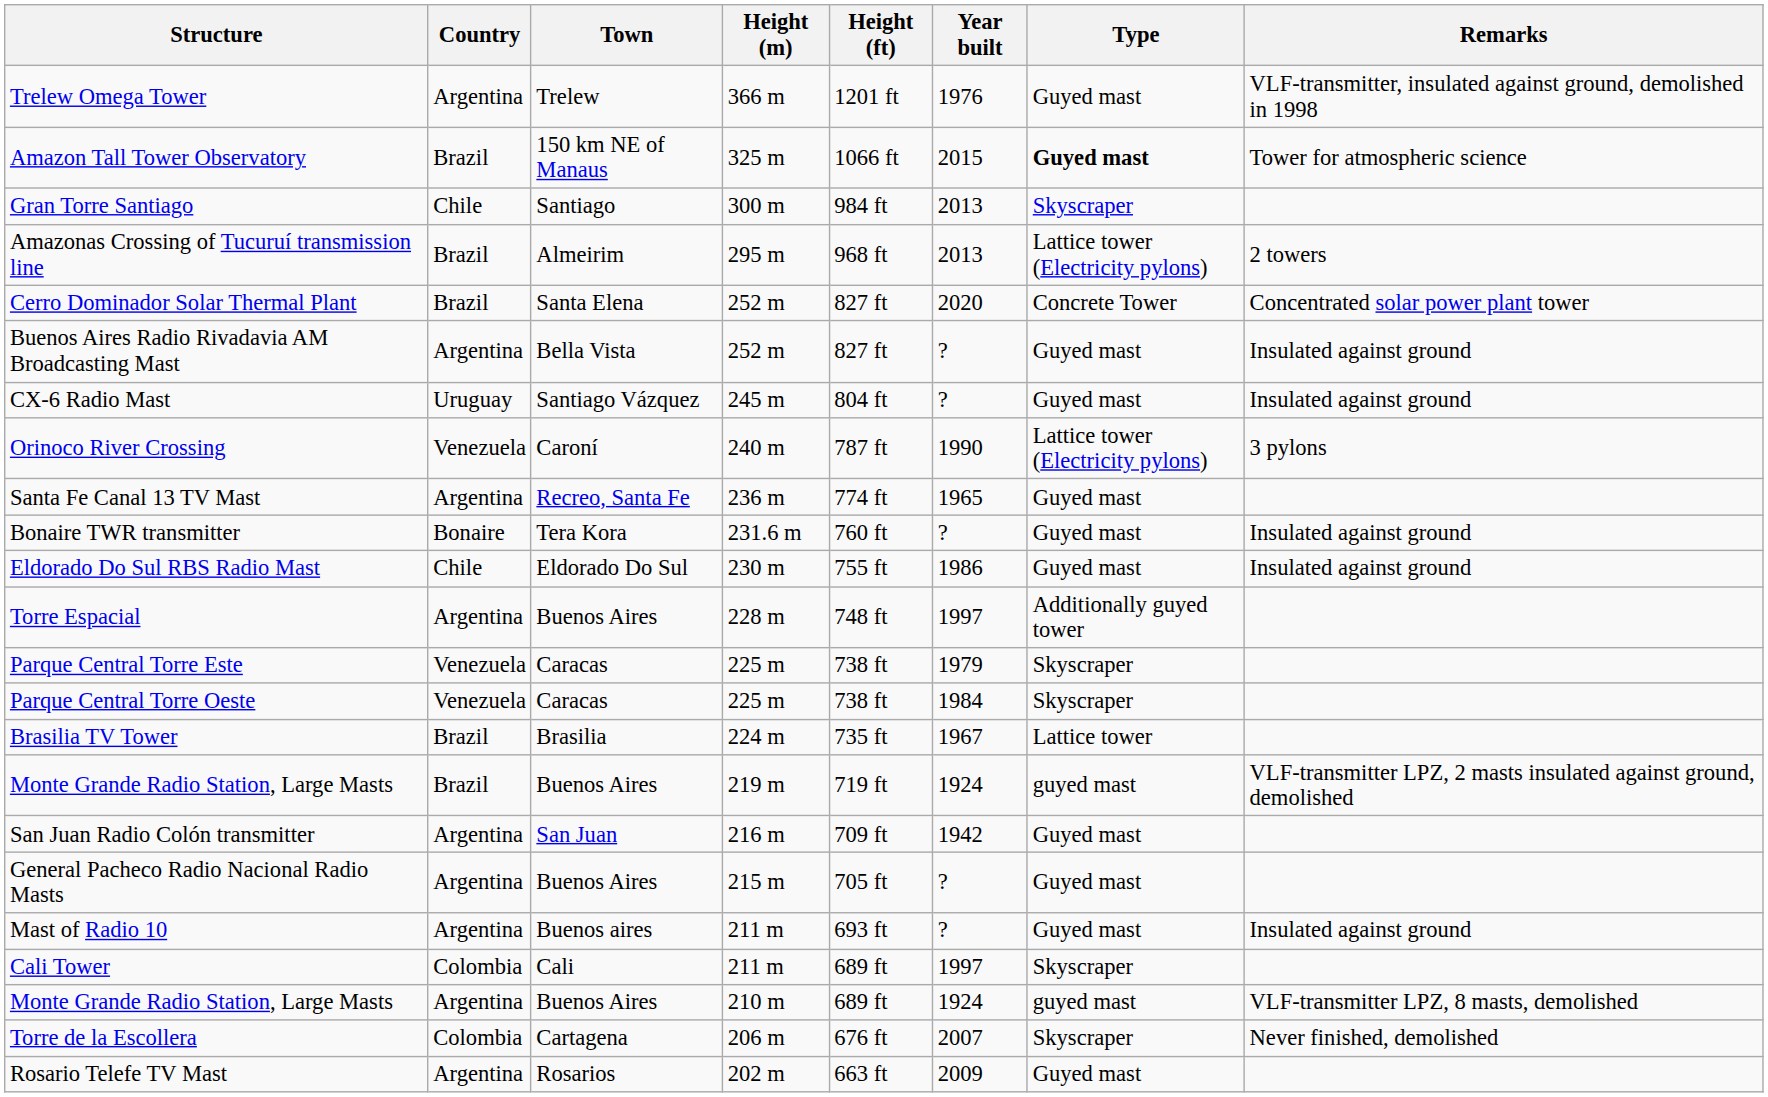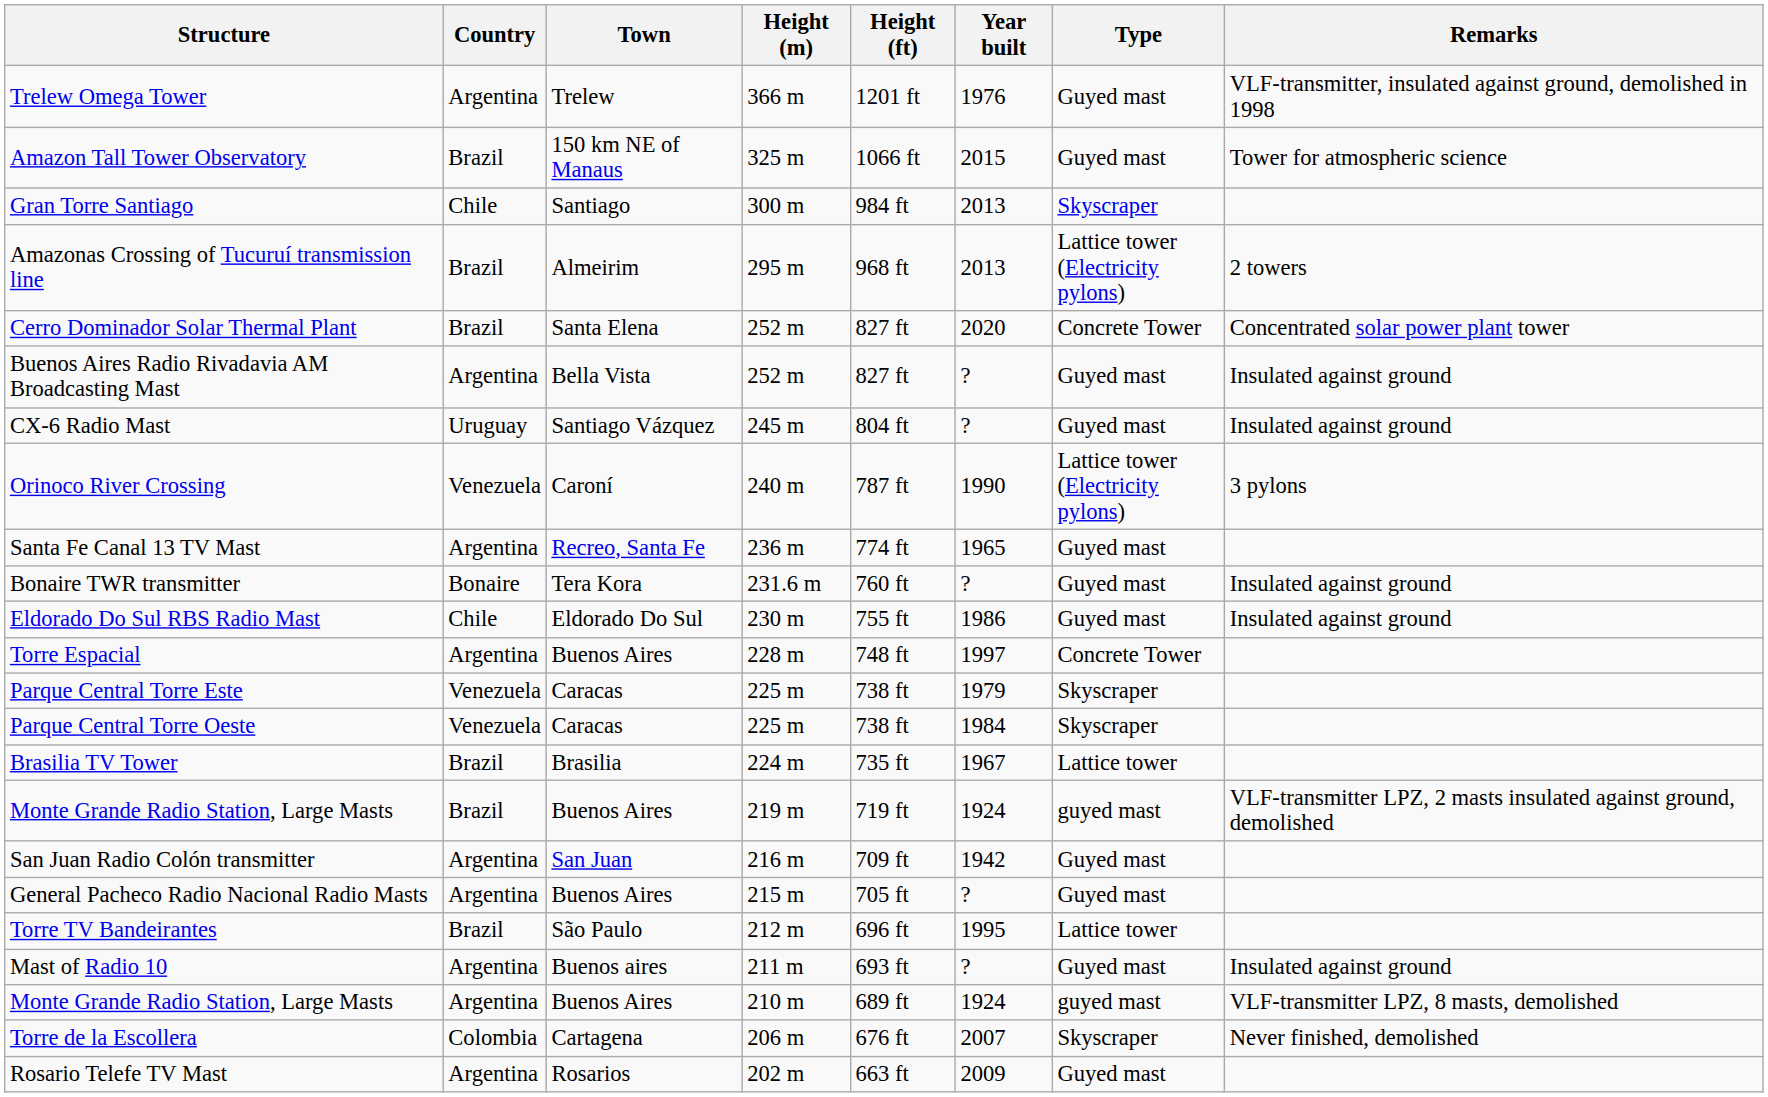(1091, 157) bold -> (1112, 157) normal
(1120, 616) Additionally guyed tower -> (1129, 654) Concrete Tower
+ row: (113, 930)
- row: (60, 966)
